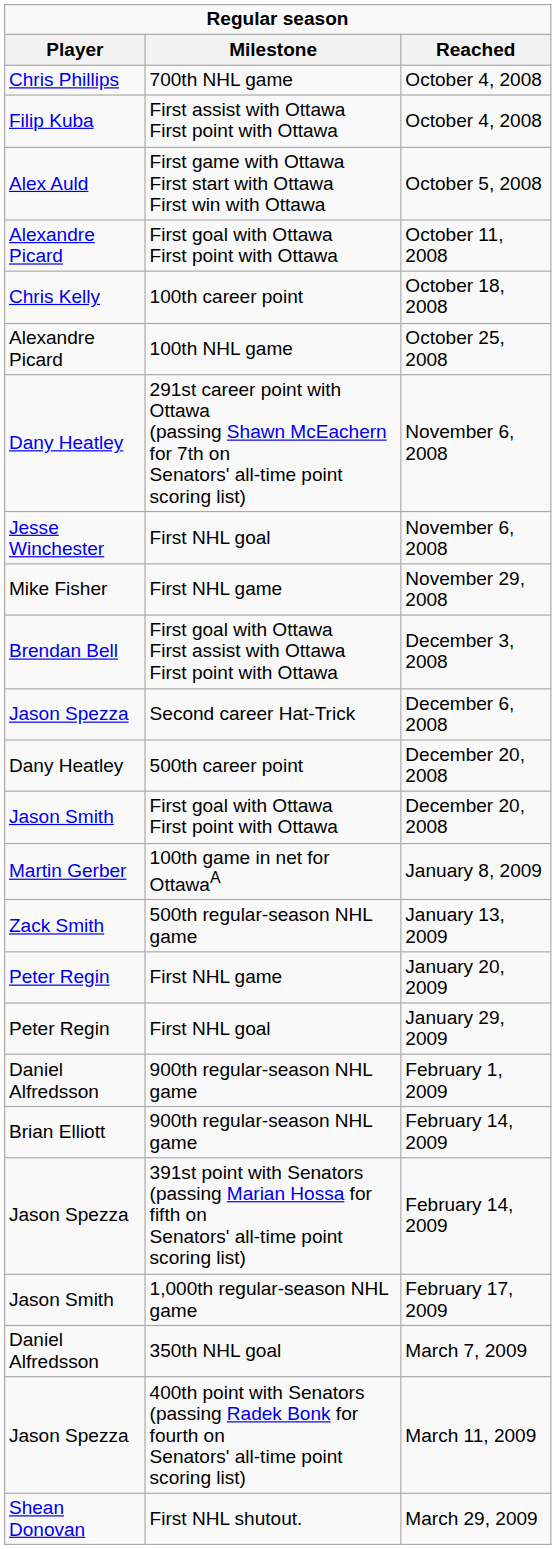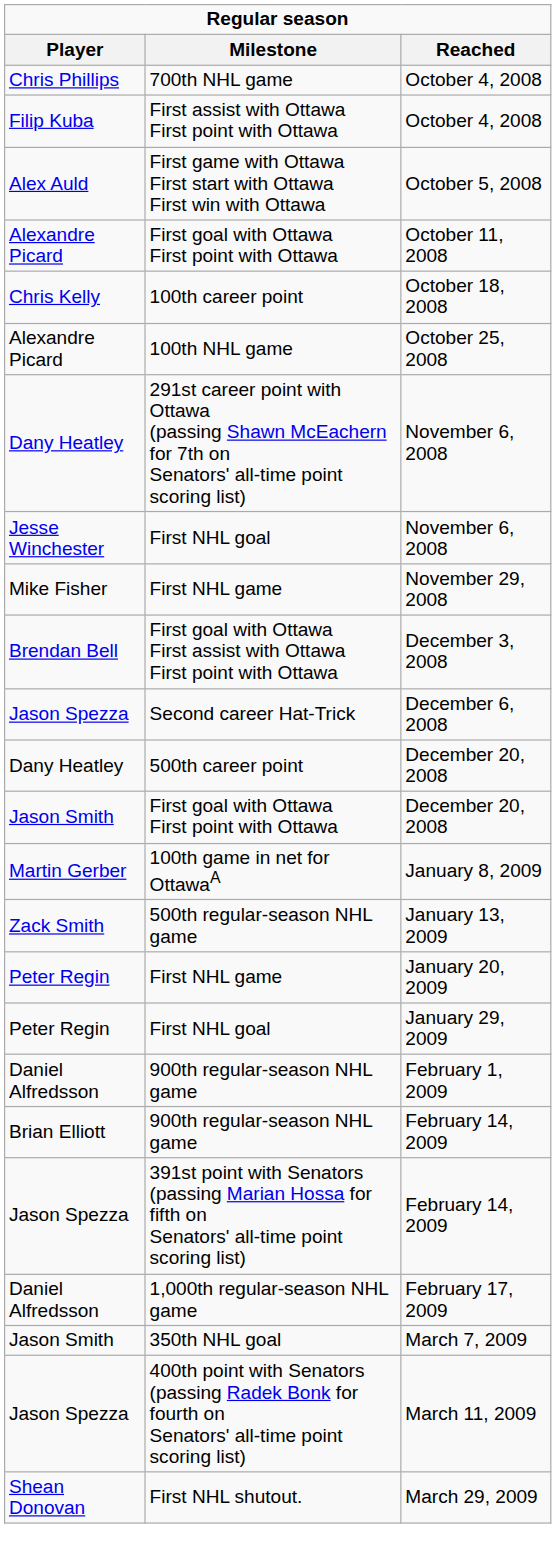(61, 1299) Jason Smith -> (54, 1299) Daniel Alfredsson
(54, 1351) Daniel Alfredsson -> (61, 1340) Jason Smith
